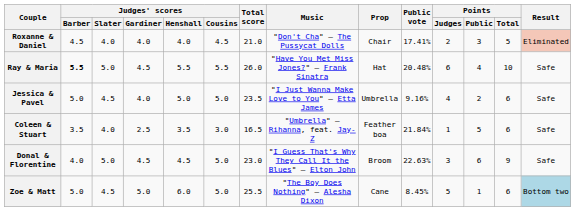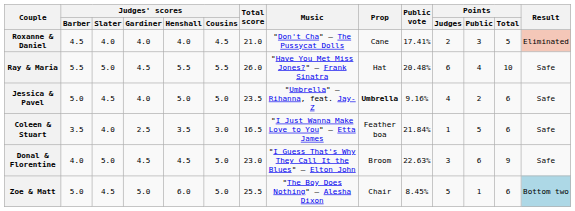(380, 41) Chair -> (380, 41) Cane
(77, 67) bold -> (77, 67) normal
(312, 98) "I Just Wanna Make Love to You" — Etta James -> (312, 98) "Umbrella" — Rihanna, feat. Jay-Z
(380, 98) normal -> (380, 98) bold
(312, 129) "Umbrella" — Rihanna, feat. Jay-Z -> (312, 129) "I Just Wanna Make Love to You" — Etta James
(380, 191) Cane -> (380, 191) Chair
